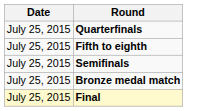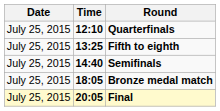+ column: (89, 13)
